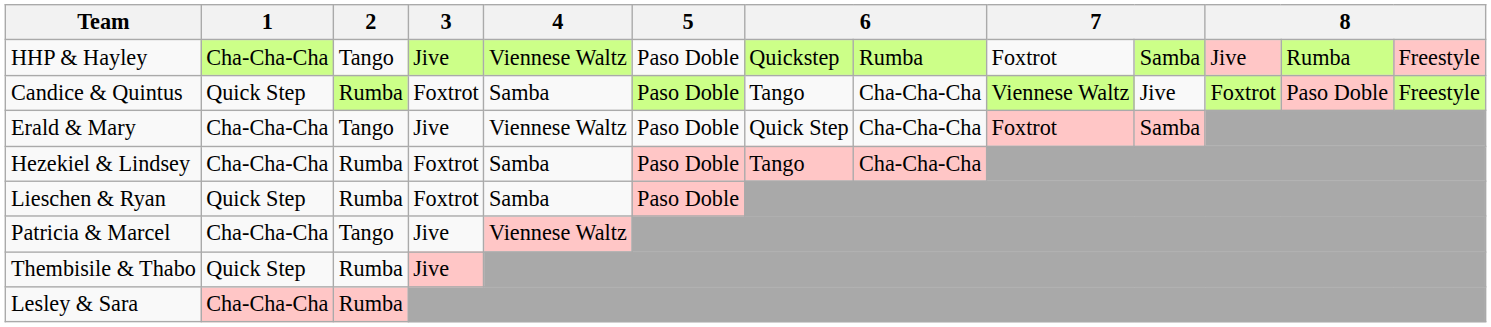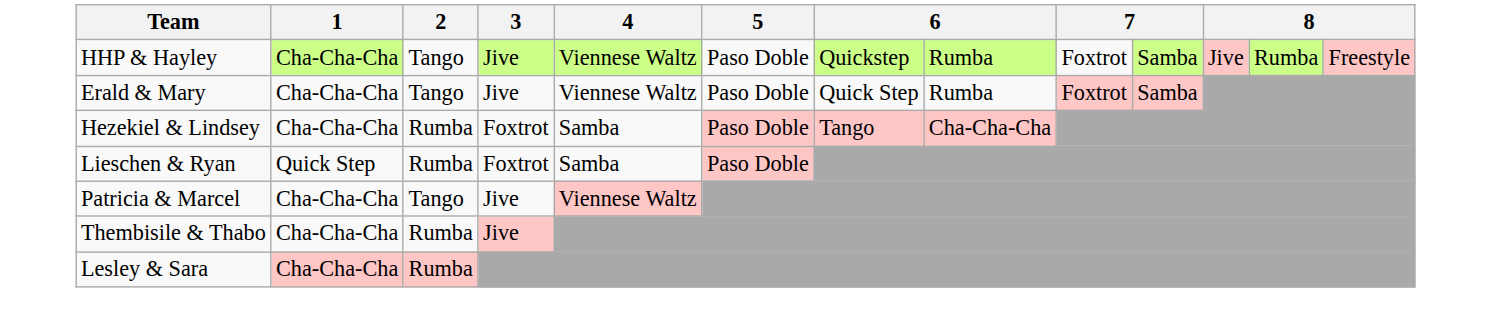- row: (97, 92)
(920, 127) Cha-Cha-Cha -> (961, 92) Rumba
(256, 269) Quick Step -> (337, 233) Cha-Cha-Cha
